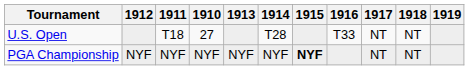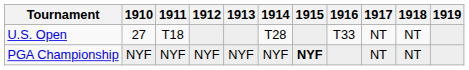columns swapped: (207, 15) <-> (139, 15)
